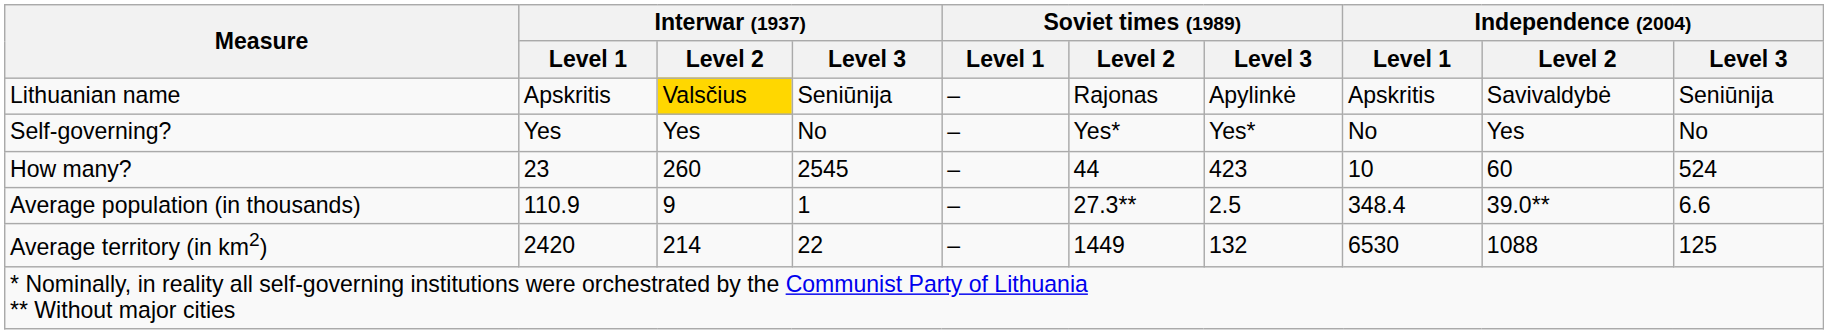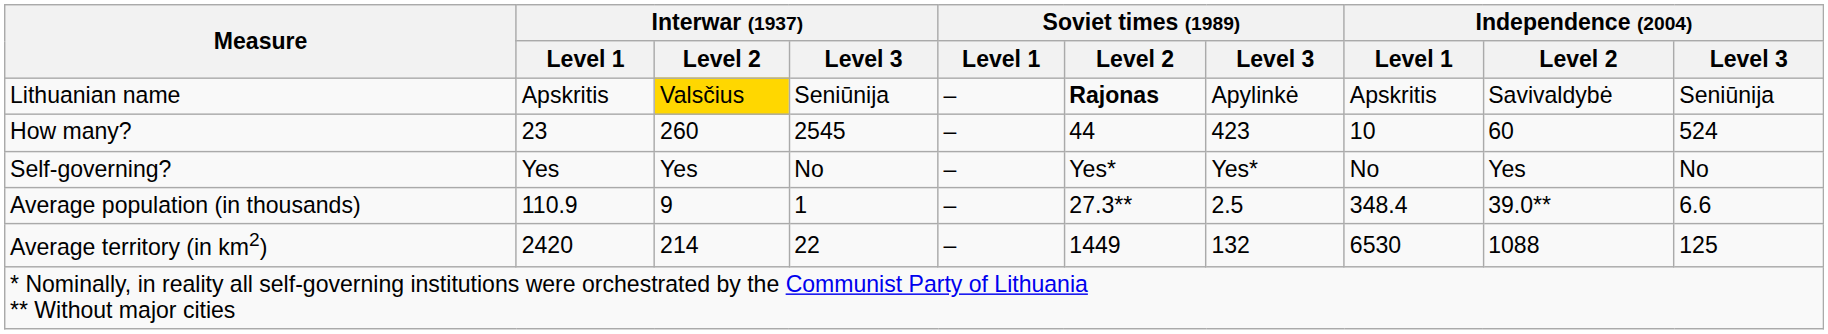(1116, 95) normal -> (1114, 95) bold
rows swapped: (71, 168) <-> (91, 132)
